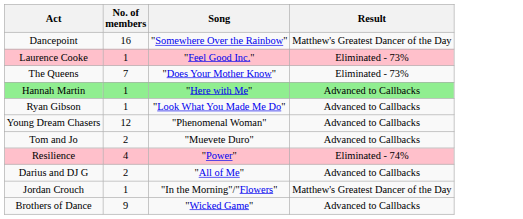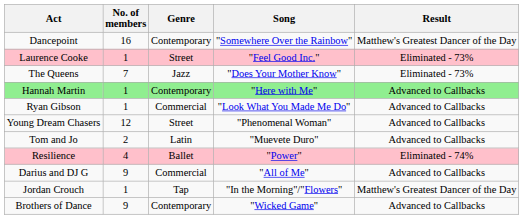+ column: (181, 18)
(126, 172) 2 -> (126, 172) 9
